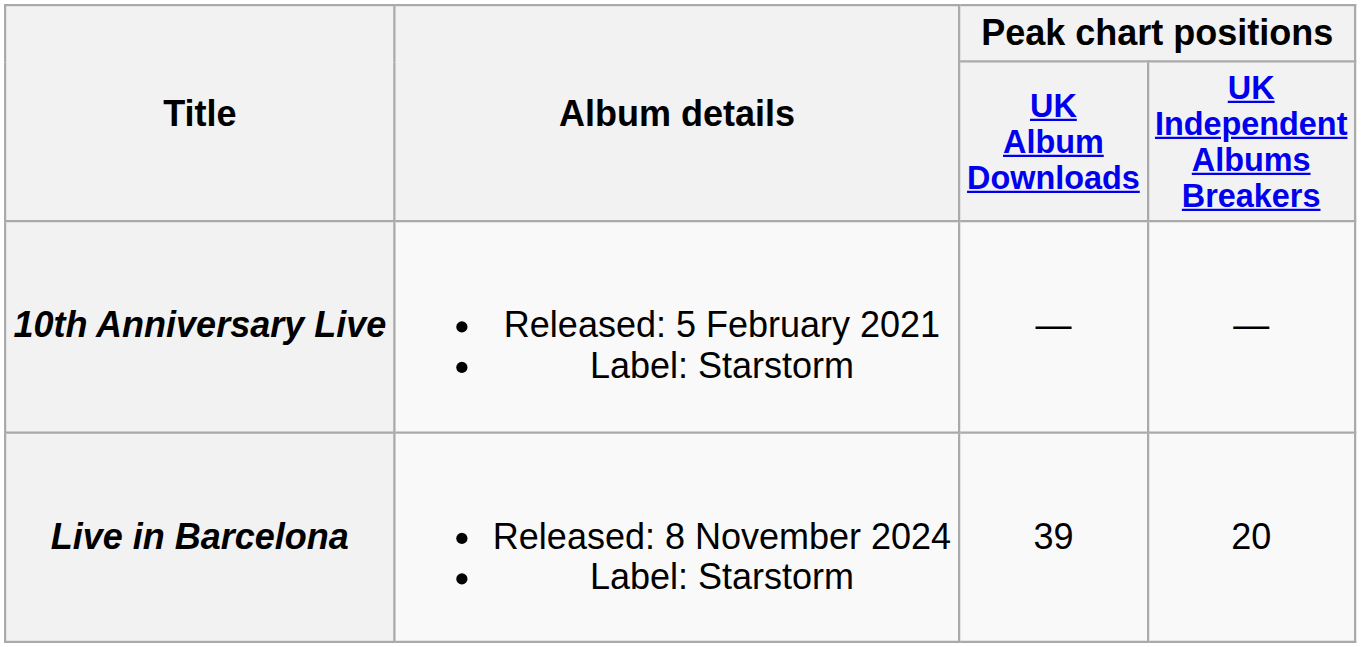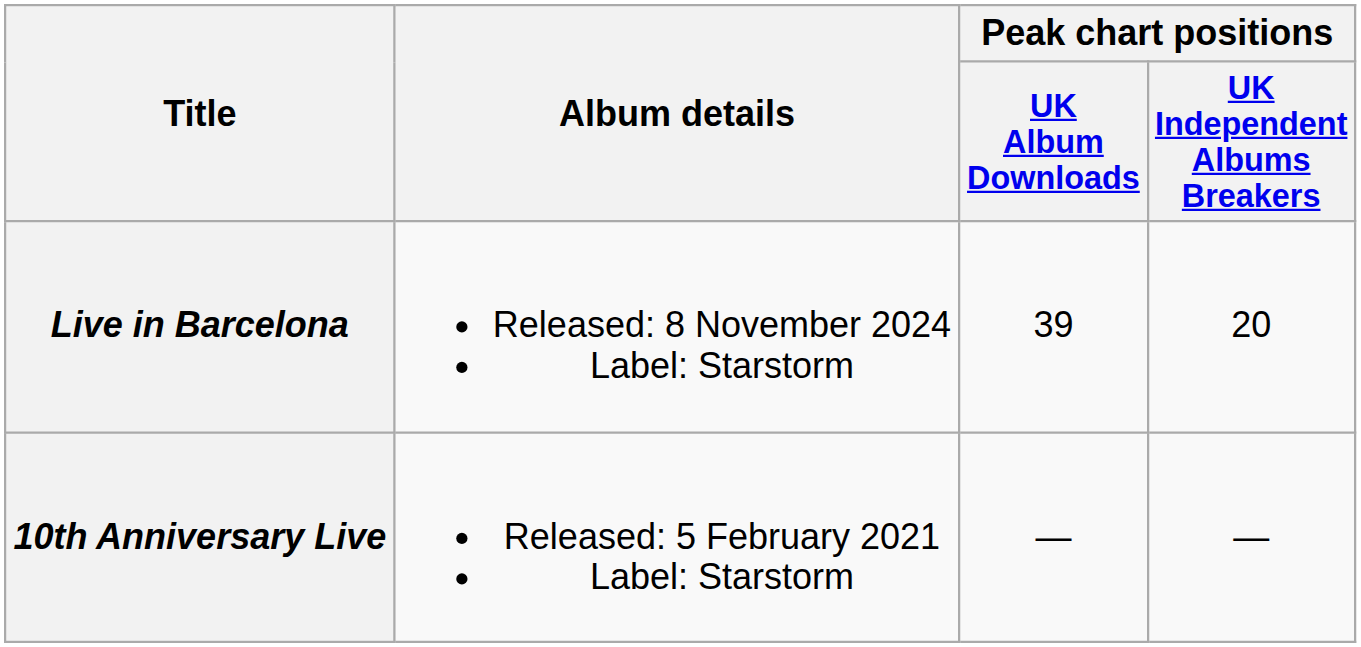rows swapped: (200, 325) <-> (200, 535)
